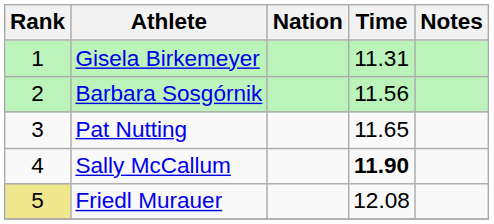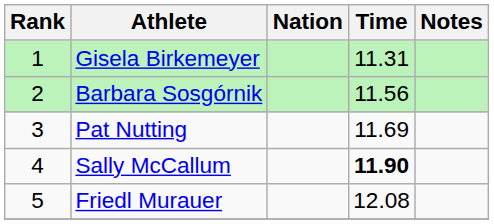(382, 129) 11.65 -> (382, 129) 11.69
(37, 201) khaki background -> (37, 201) no background
